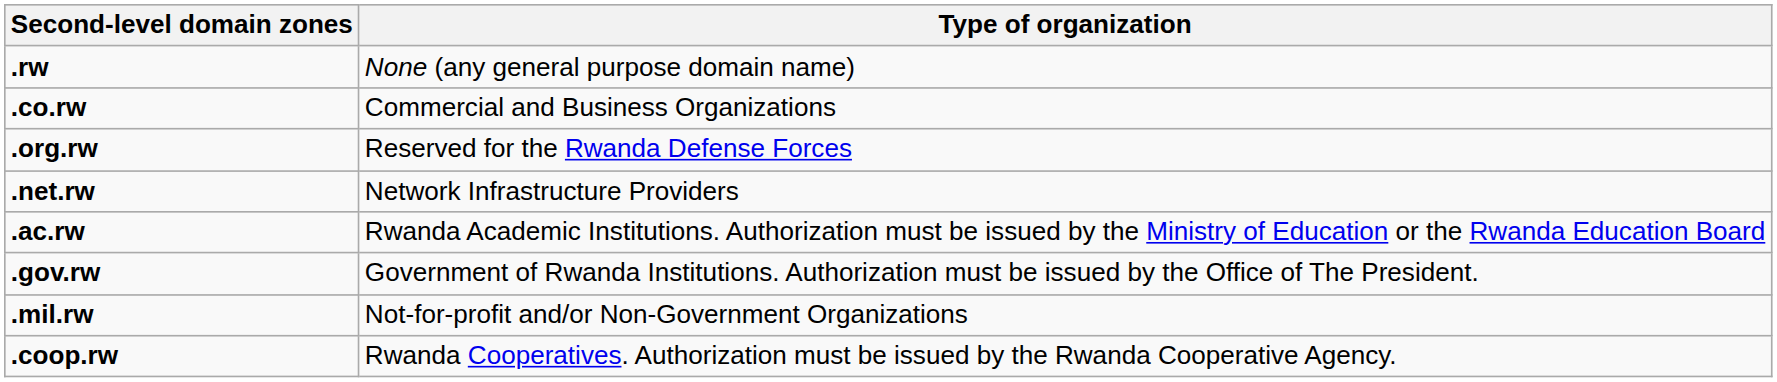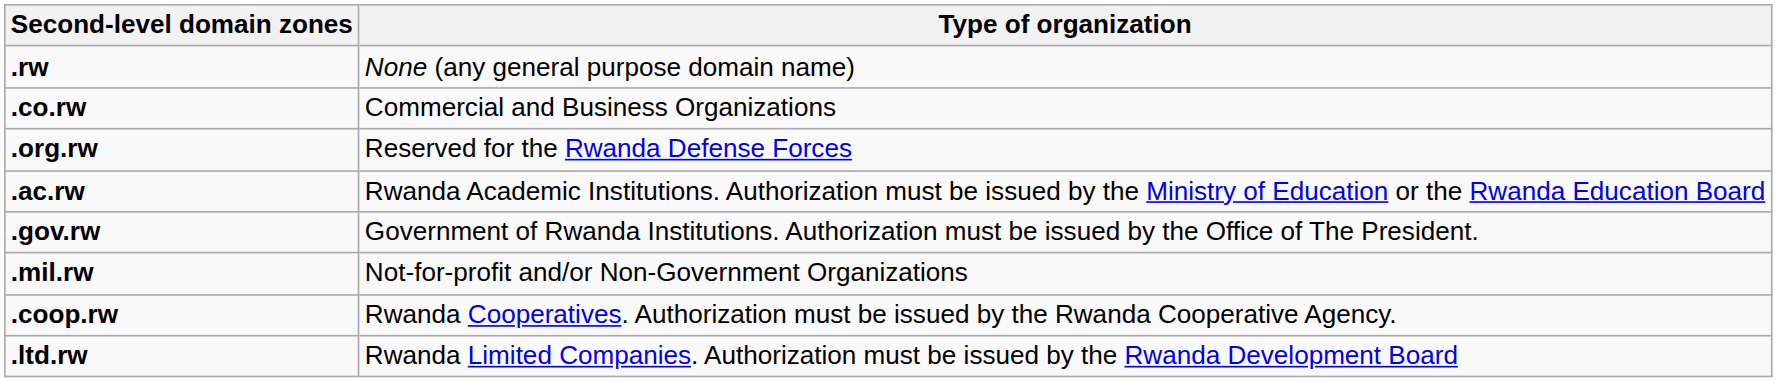- row: (53, 190)
+ row: (49, 356)
